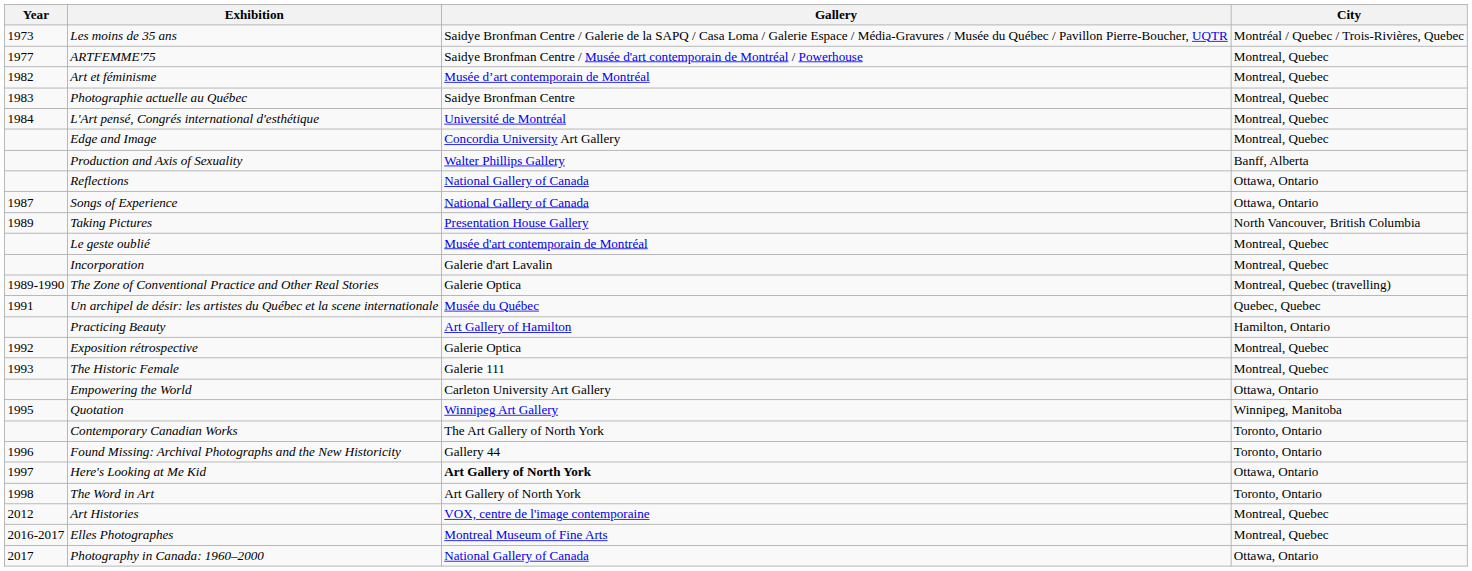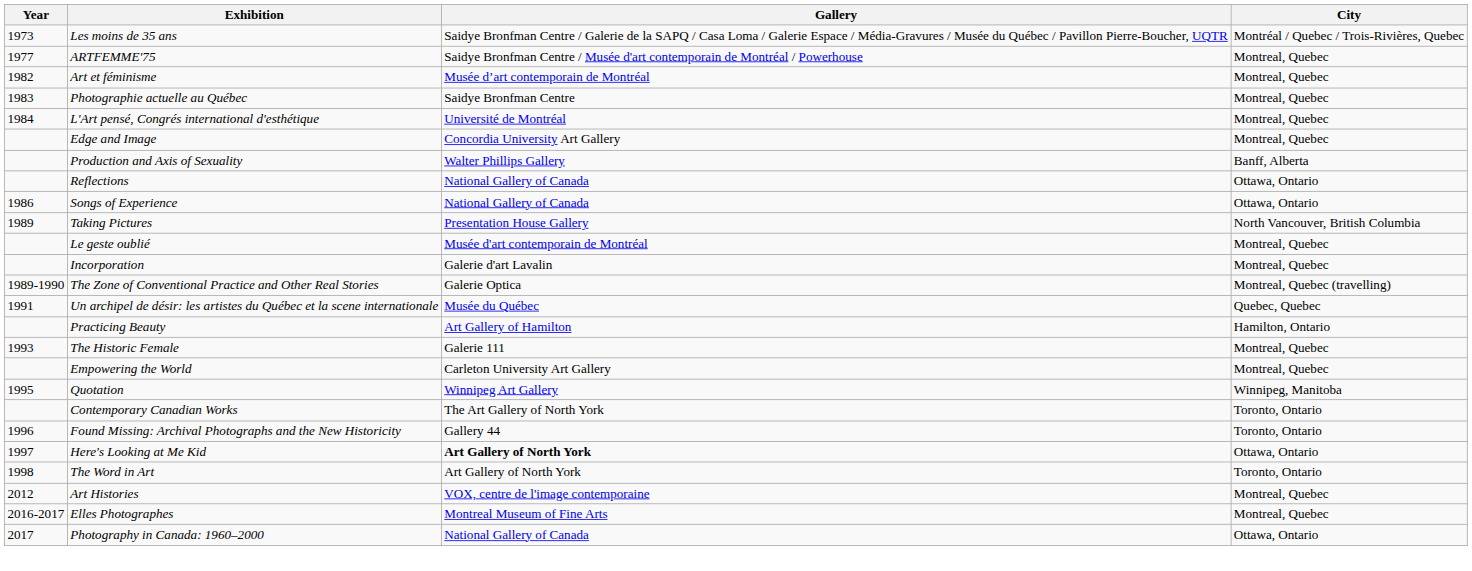(21, 202) 1987 -> (21, 202) 1986
- row: (134, 347)
(1276, 389) Ottawa, Ontario -> (1281, 368) Montreal, Quebec
